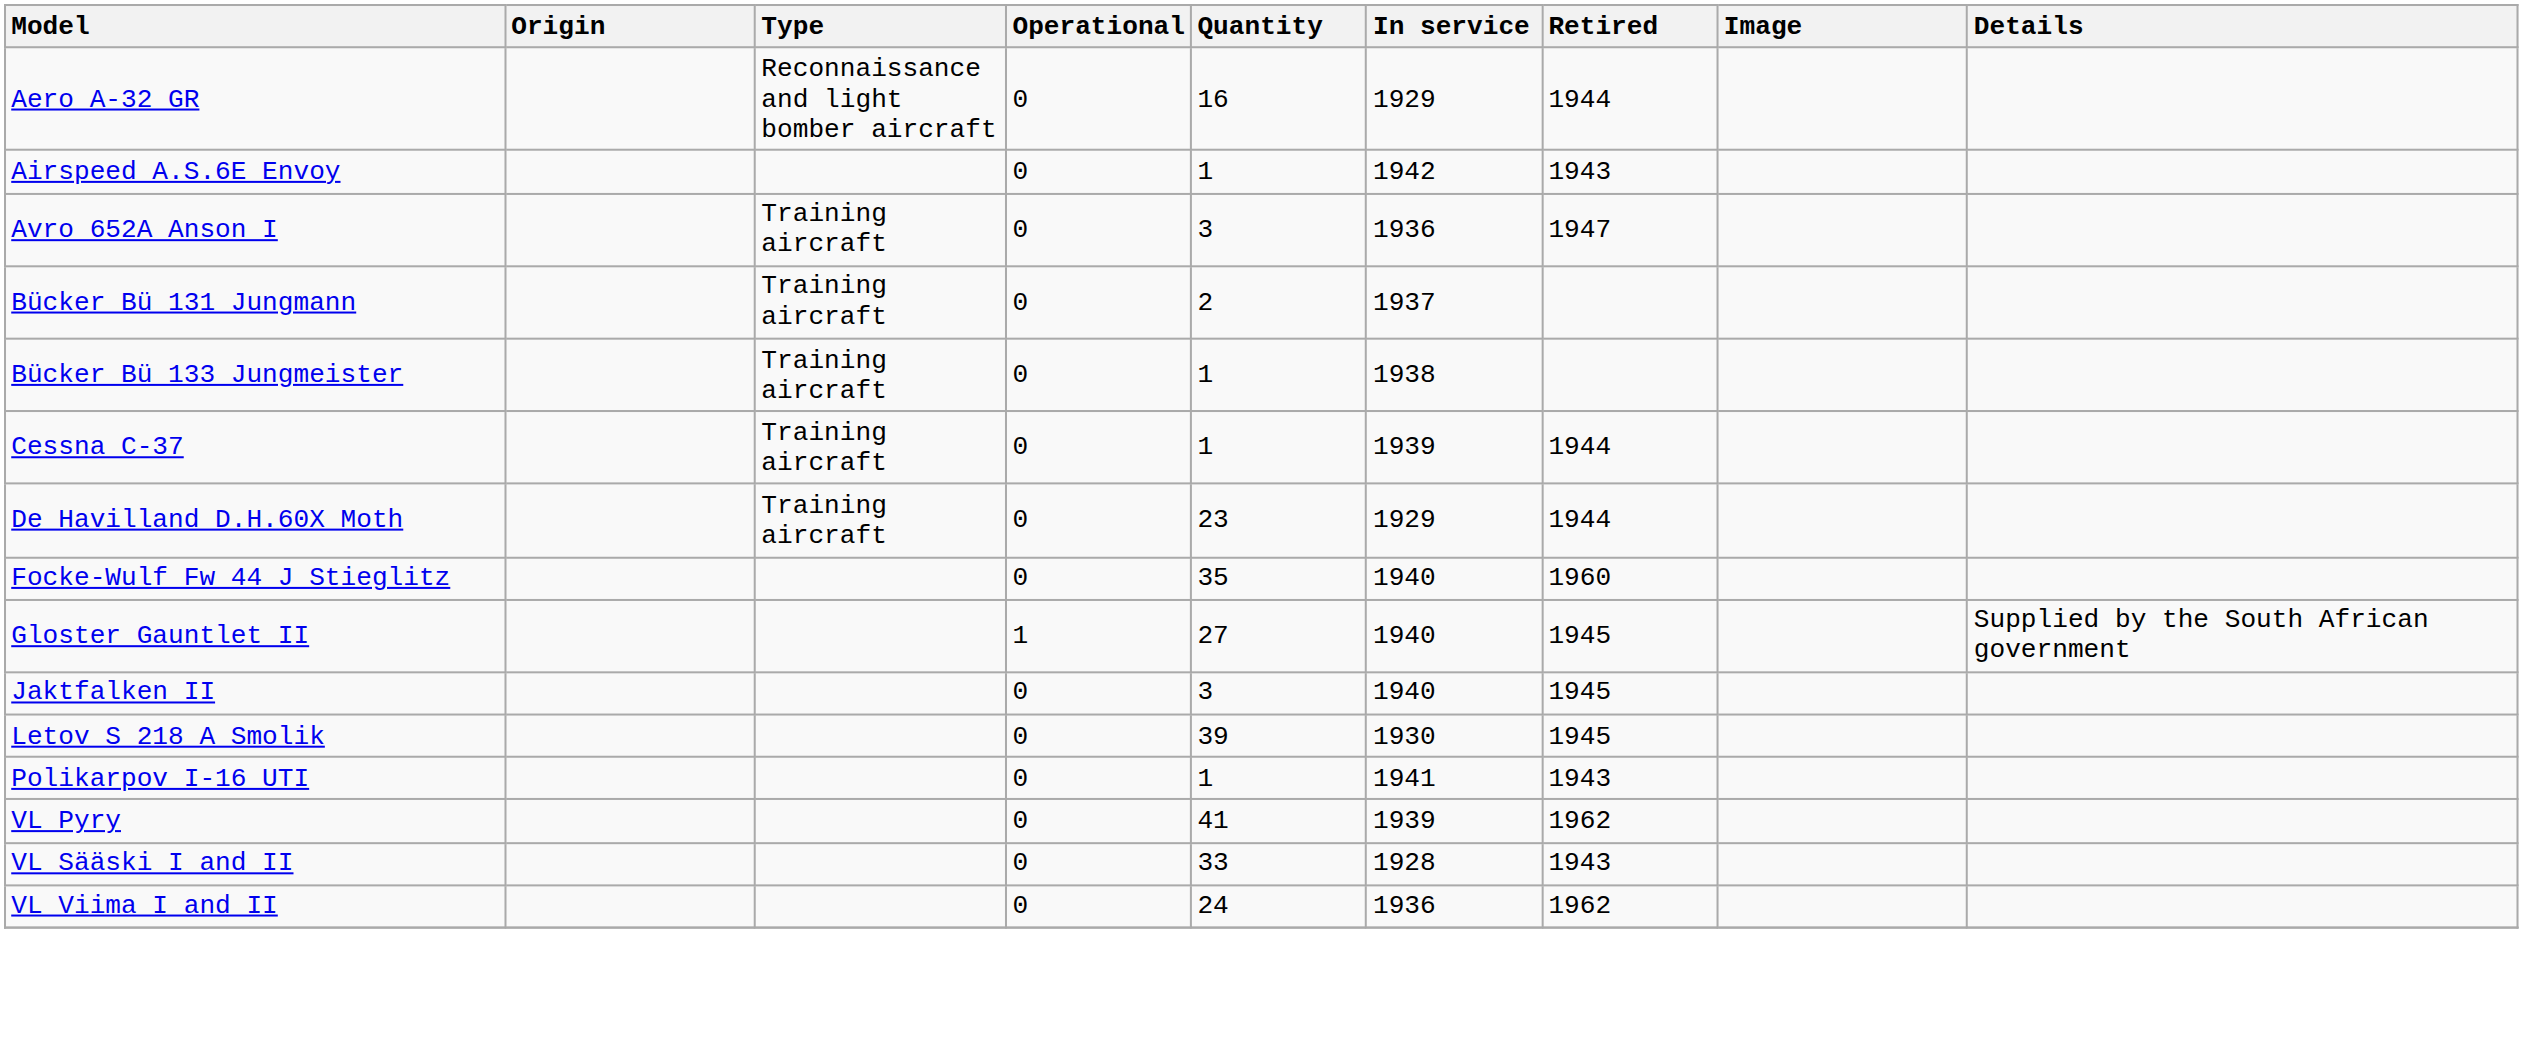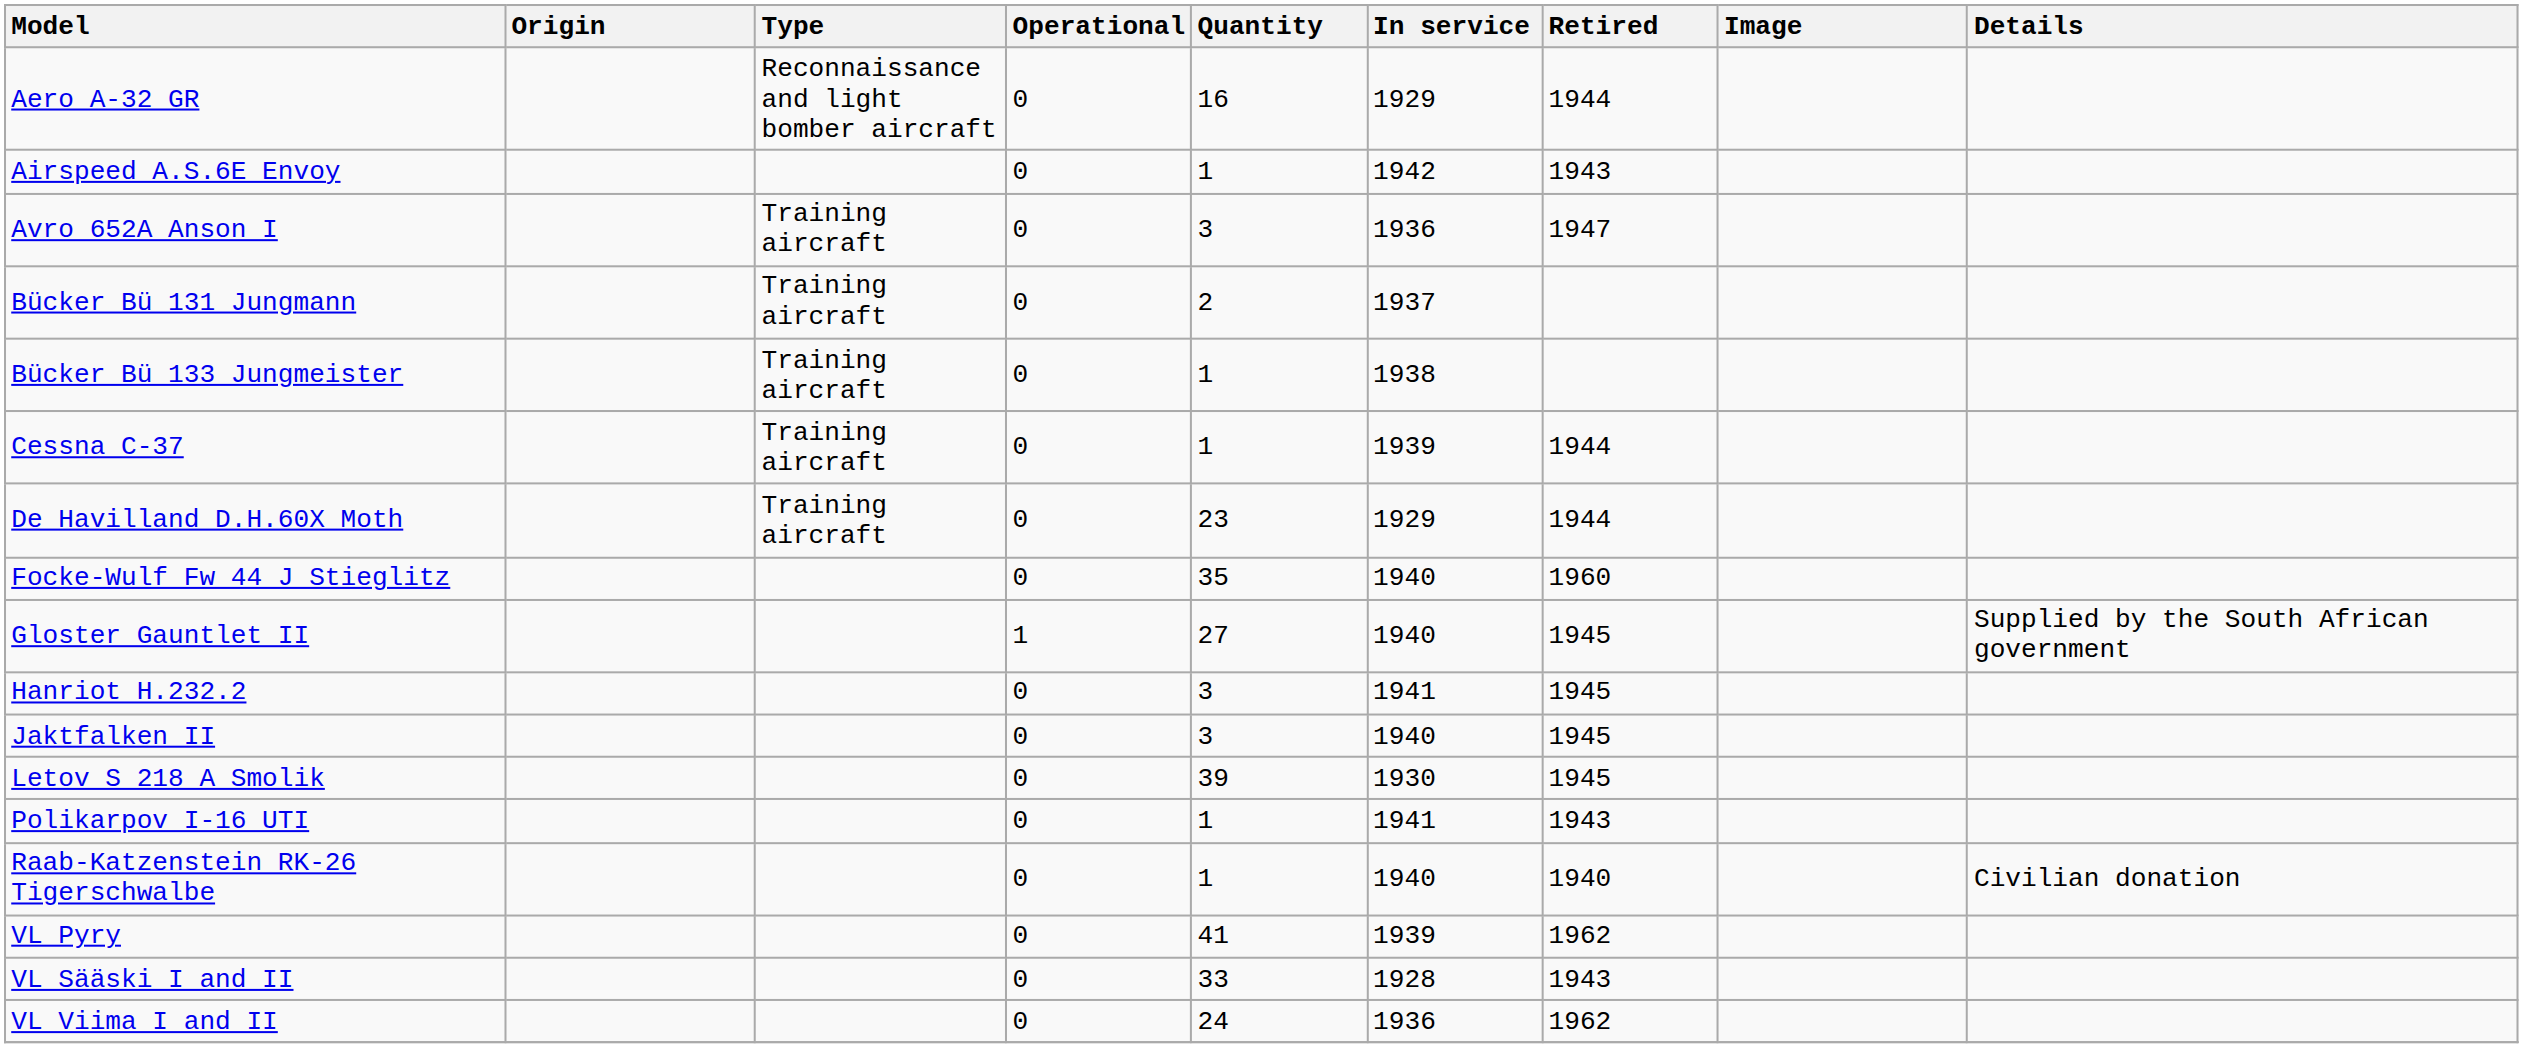+ row: (129, 693)
+ row: (184, 879)
